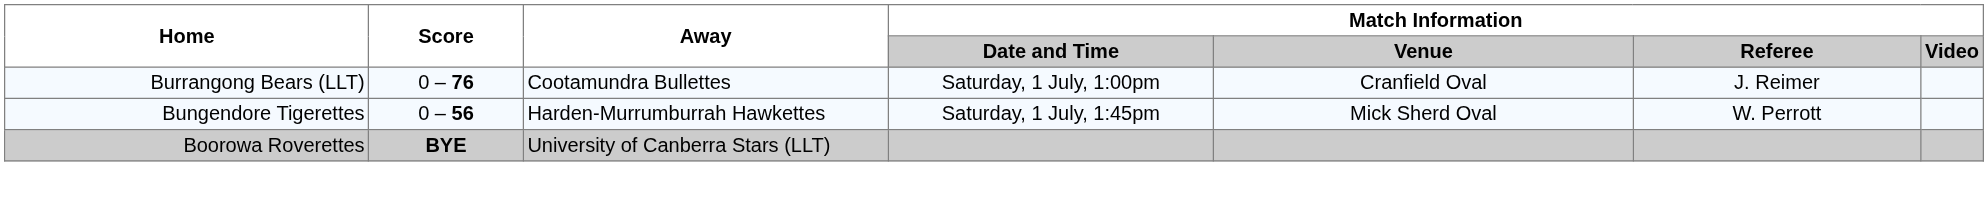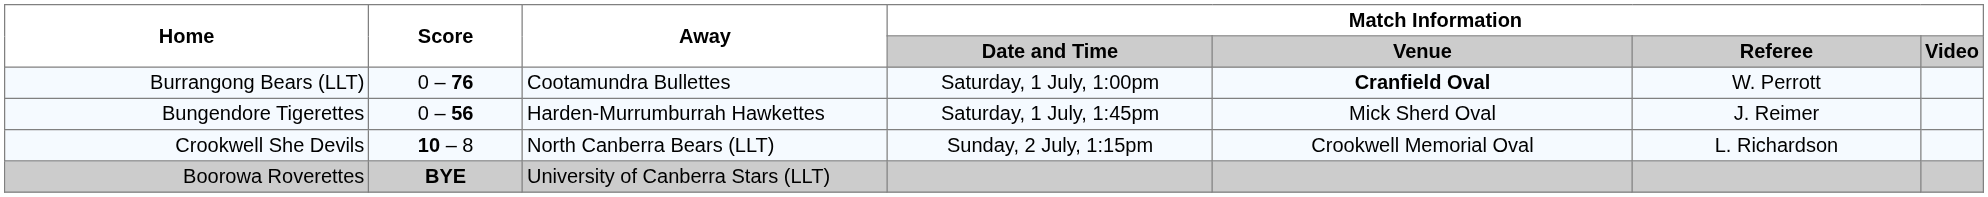(1423, 82) normal -> (1422, 82) bold
(1777, 82) J. Reimer -> (1776, 82) W. Perrott
(1777, 113) W. Perrott -> (1776, 113) J. Reimer
+ row: (270, 145)
